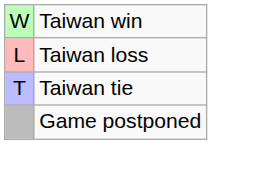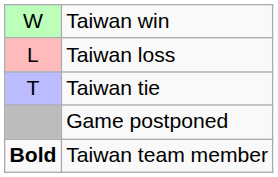+ row: (167, 155)
